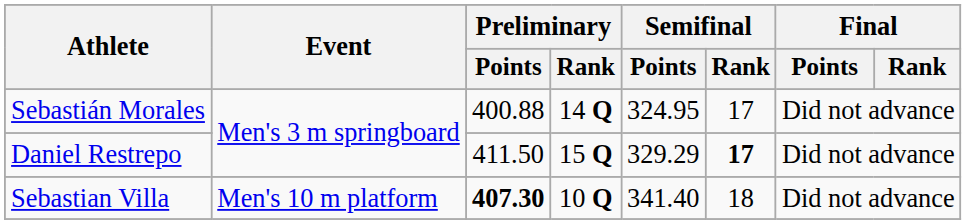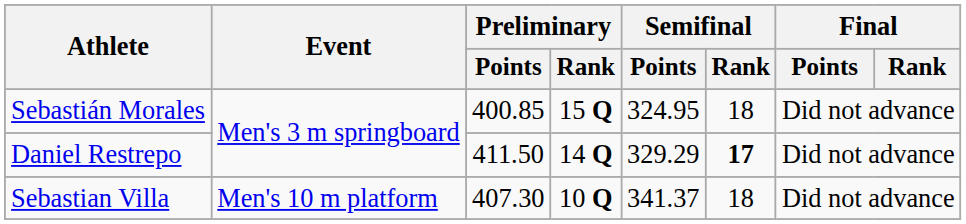(508, 111) 400.88 -> (508, 111) 400.85
(586, 111) 14 Q -> (586, 111) 15 Q
(741, 111) 17 -> (741, 111) 18
(586, 154) 15 Q -> (586, 154) 14 Q
(508, 198) bold -> (508, 198) normal
(663, 198) 341.40 -> (663, 198) 341.37
